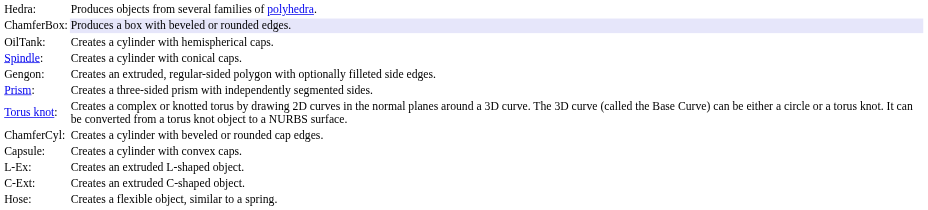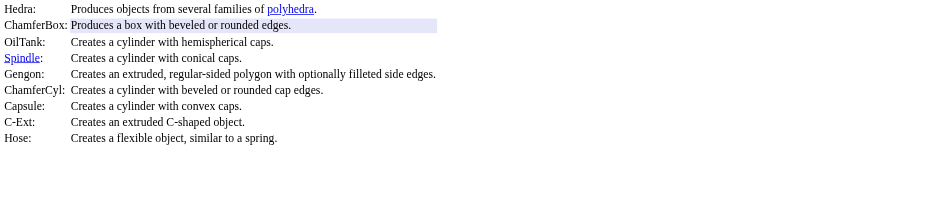- row: (19, 90)
- row: (31, 112)
- row: (18, 167)
